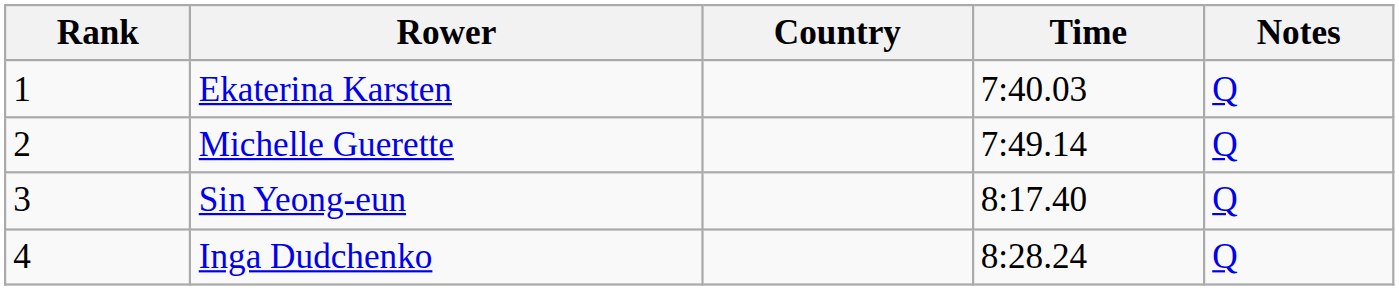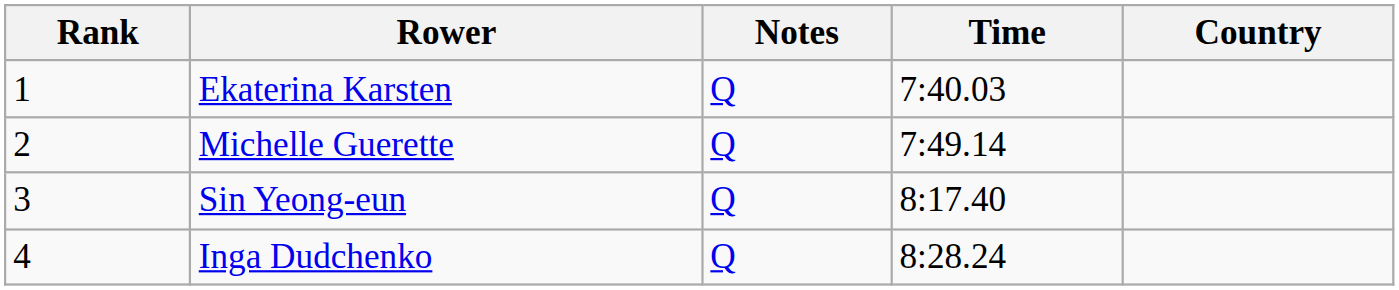columns swapped: (837, 32) <-> (1299, 32)
